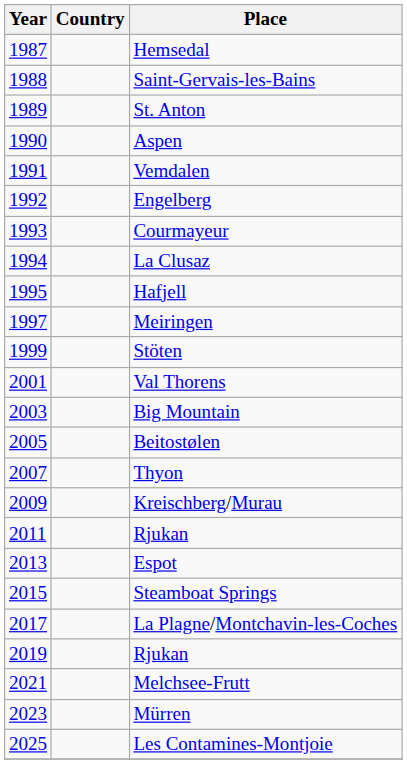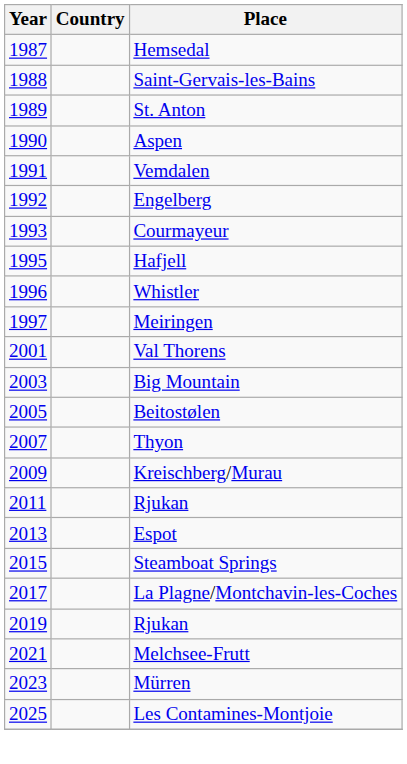- row: (28, 261)
+ row: (28, 291)
- row: (28, 351)
